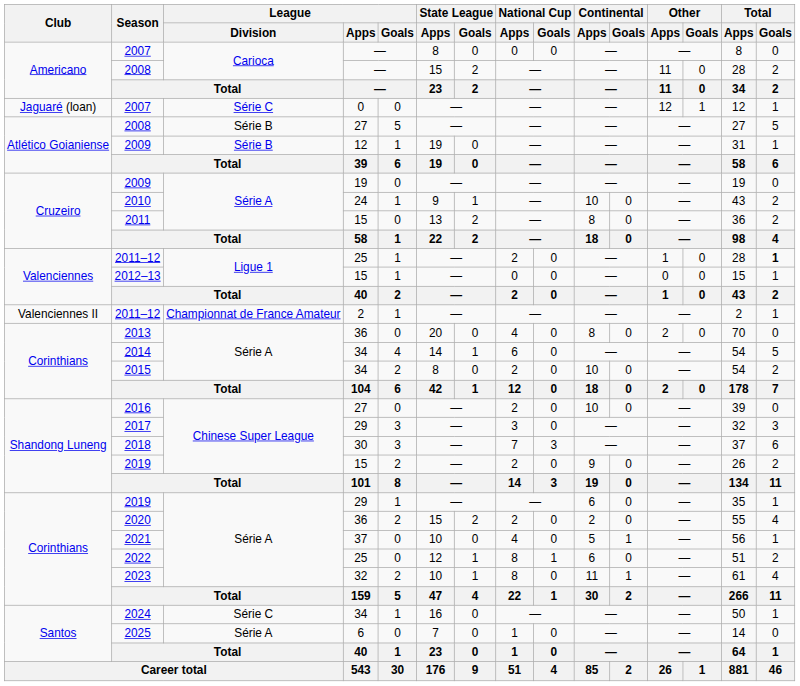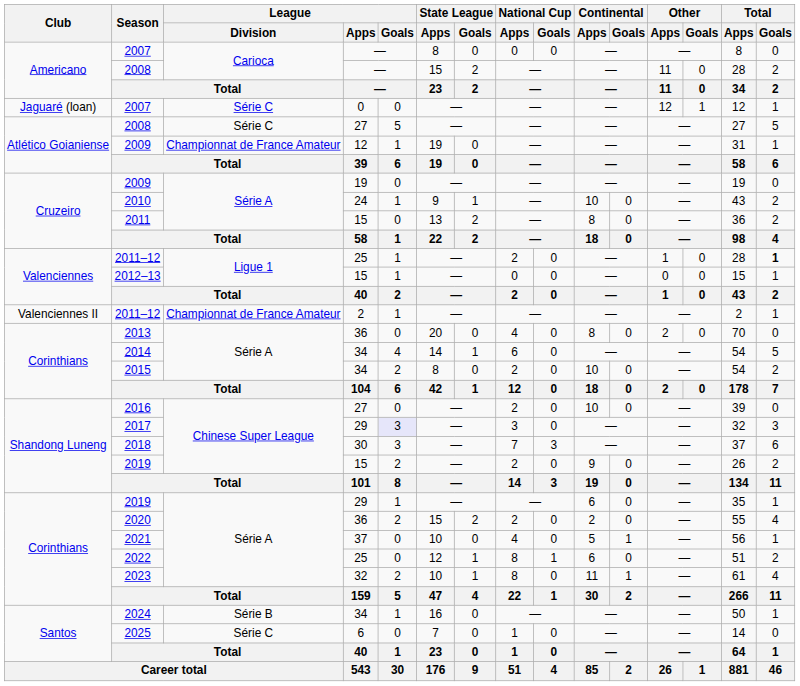(253, 126) Série B -> (253, 126) Série C
(253, 145) Série B -> (253, 145) Championnat de France Amateur
(398, 426) no background -> (398, 426) lavender background
(253, 614) Série C -> (253, 614) Série B
(253, 633) Série A -> (253, 633) Série C
